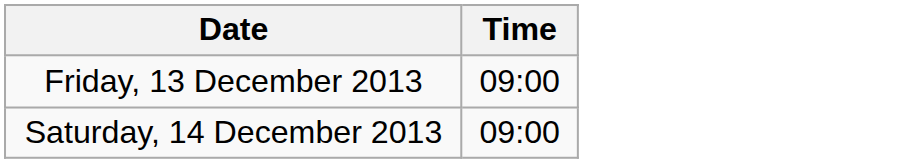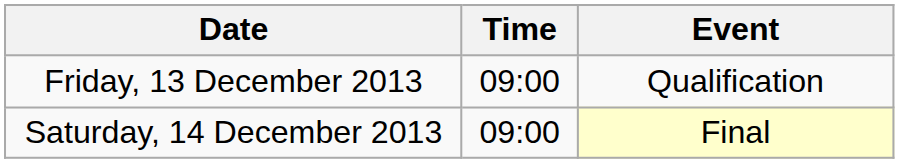+ column: (735, 30)
